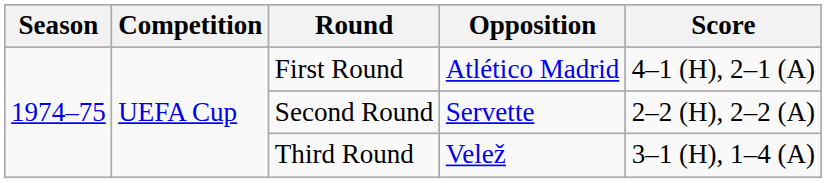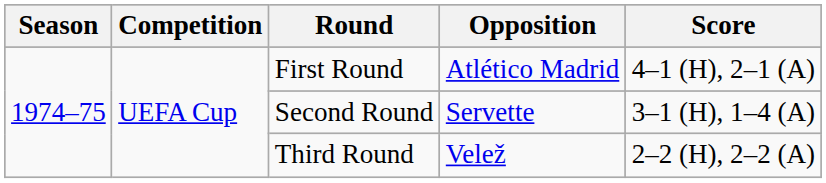(723, 111) 2–2 (H), 2–2 (A) -> (723, 111) 3–1 (H), 1–4 (A)
(723, 154) 3–1 (H), 1–4 (A) -> (723, 154) 2–2 (H), 2–2 (A)
